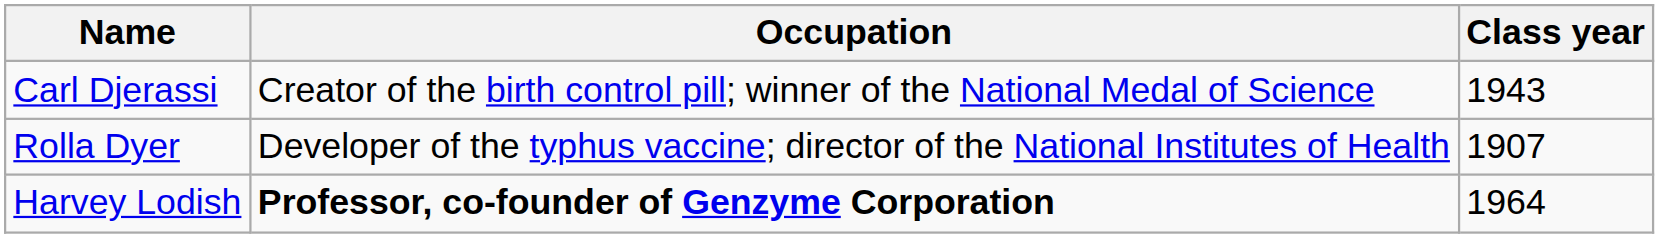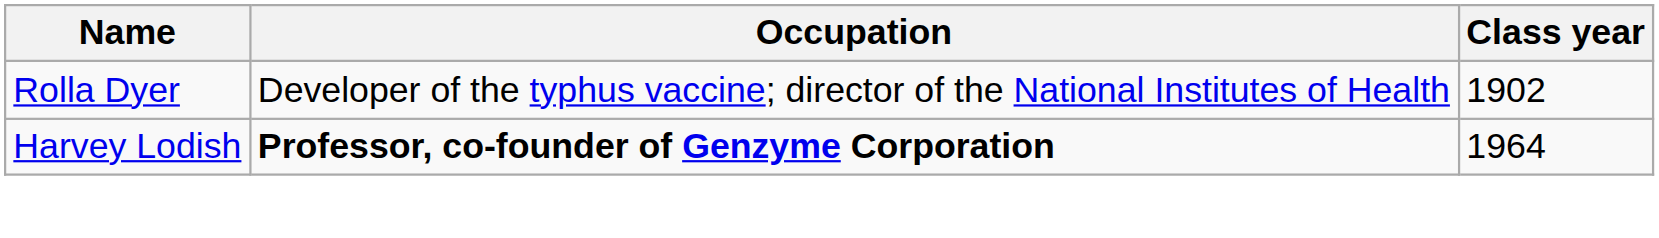- row: (115, 89)
(1506, 145) 1907 -> (1506, 89) 1902
